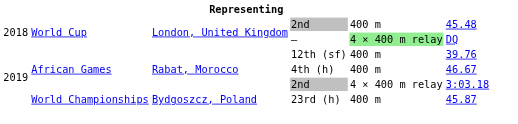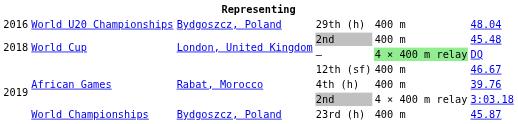+ row: (102, 24)
(461, 54) 39.76 -> (486, 69) 46.67
(461, 69) 46.67 -> (486, 84) 39.76
